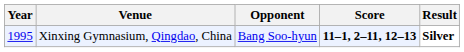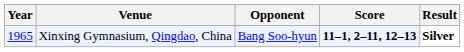(20, 36) 1995 -> (20, 36) 1965
